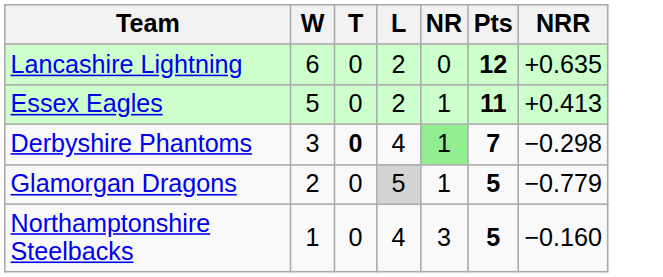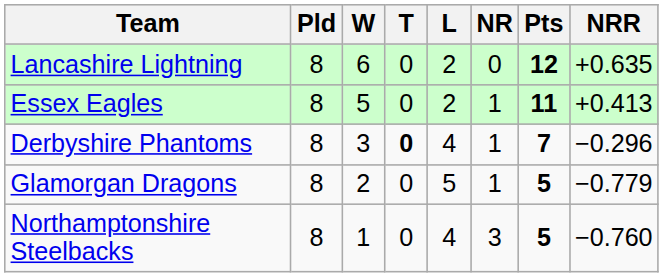+ column: (316, 24)
(444, 143) lightgreen background -> (495, 143) no background
(563, 143) −0.298 -> (614, 143) −0.296
(399, 183) lightgrey background -> (449, 183) no background
(563, 237) −0.160 -> (614, 237) −0.760
